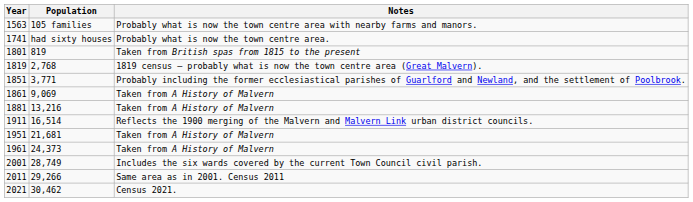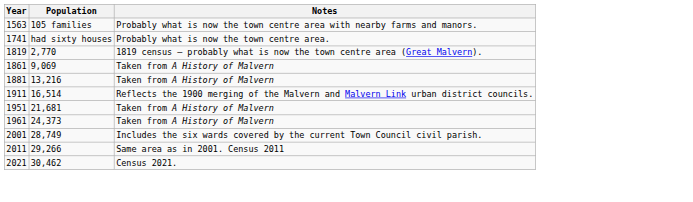- row: (17, 53)
(43, 66) 2,768 -> (43, 53) 2,770
- row: (17, 80)
